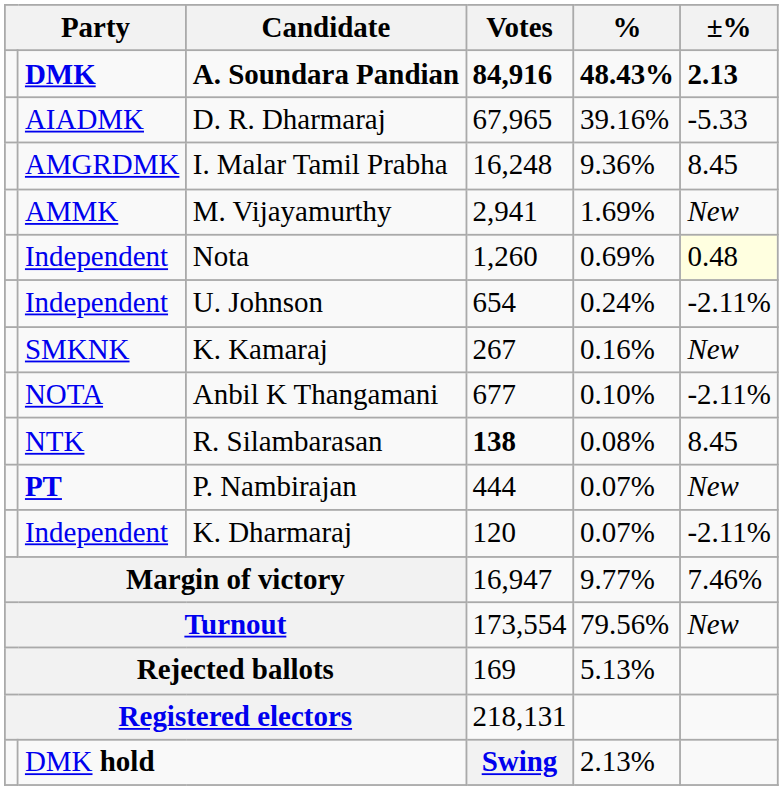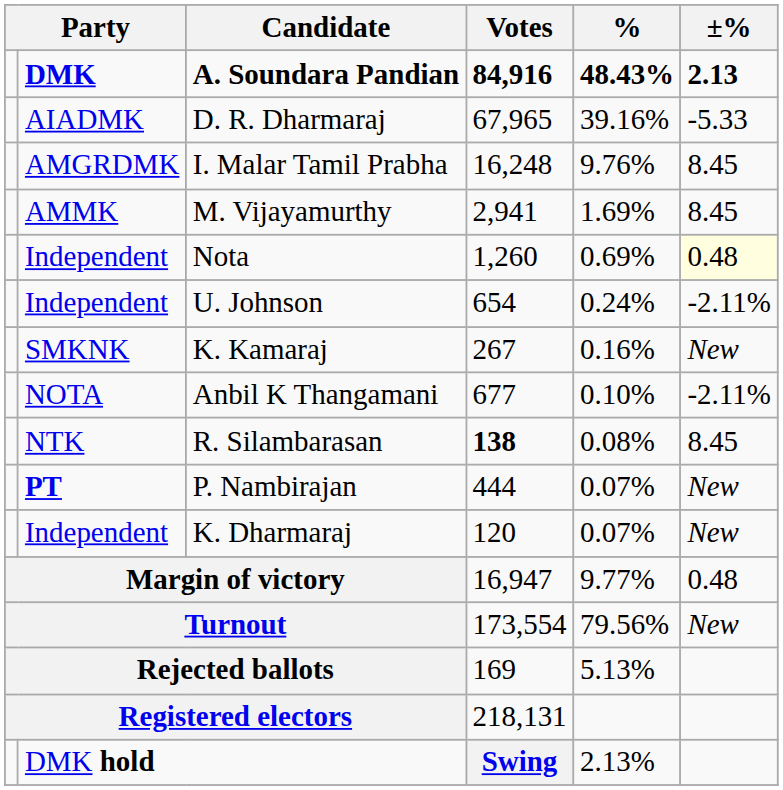(617, 165) 9.36% -> (617, 165) 9.76%
(713, 211) New -> (713, 211) 8.45
(729, 532) -2.11% -> (713, 532) New
(725, 578) 7.46% -> (713, 578) 0.48
